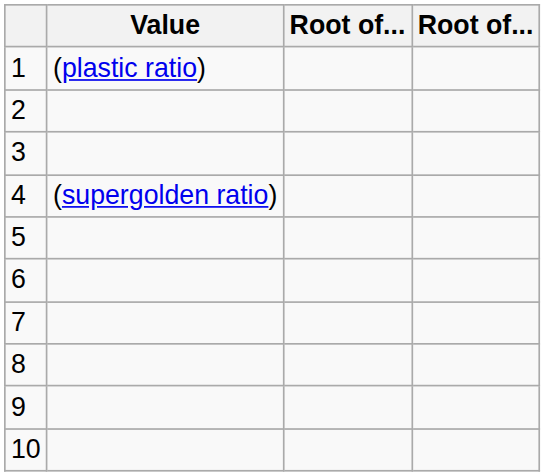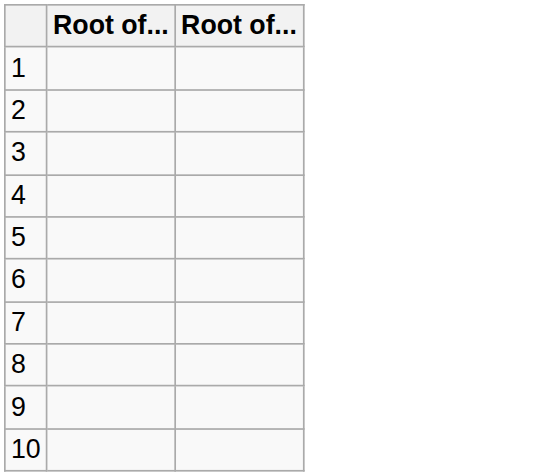- column: (165, 25)
